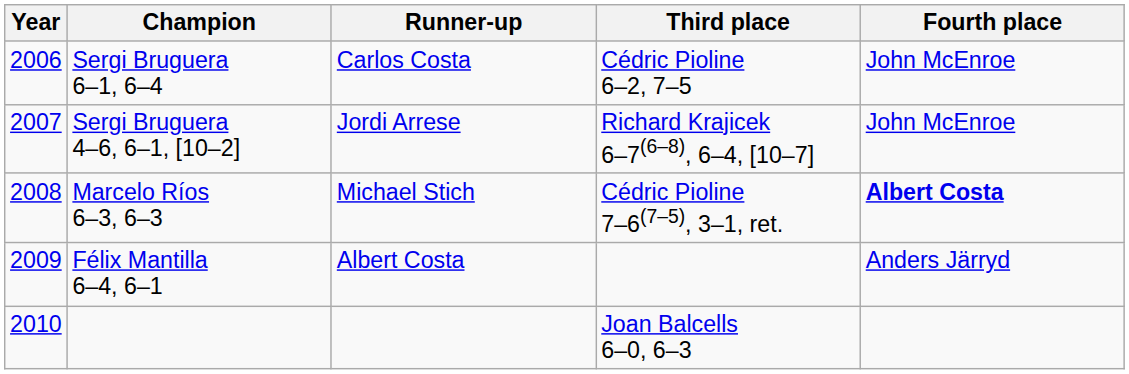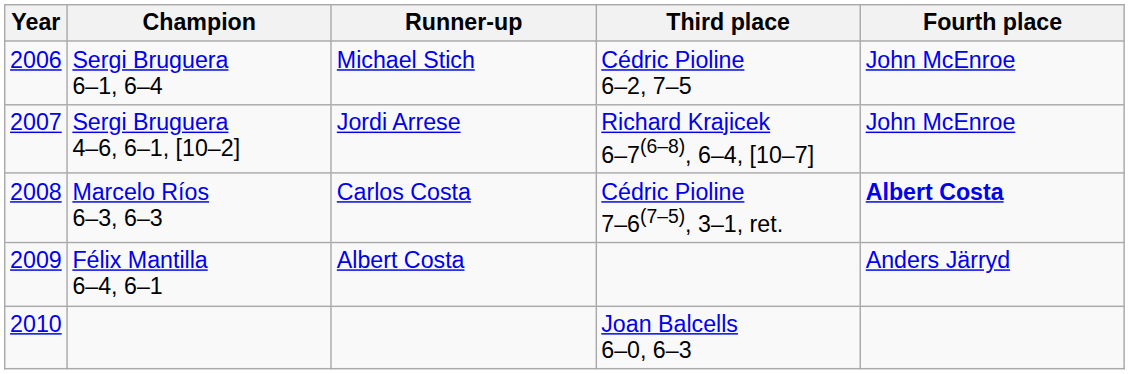(404, 59) Carlos Costa -> (406, 59) Michael Stich
(406, 191) Michael Stich -> (404, 191) Carlos Costa
